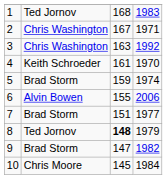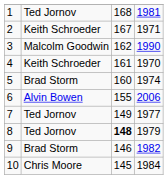(148, 13) 1983 -> (149, 13) 1981
(66, 30) Chris Washington -> (62, 30) Keith Schroeder
(66, 47) Chris Washington -> (66, 47) Malcolm Goodwin
(122, 47) 163 -> (123, 47) 162
(148, 47) 1992 -> (149, 47) 1990
(122, 81) 159 -> (123, 81) 160
(51, 115) Brad Storm -> (50, 115) Ted Jornov
(122, 115) 151 -> (123, 115) 149
(122, 149) 147 -> (123, 149) 146
